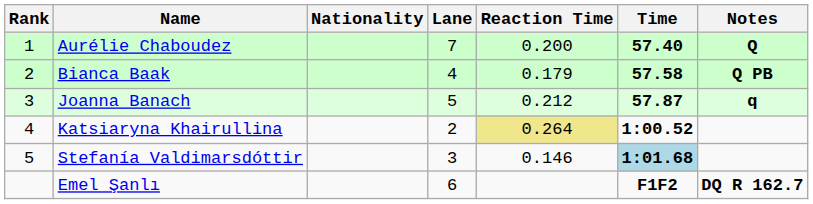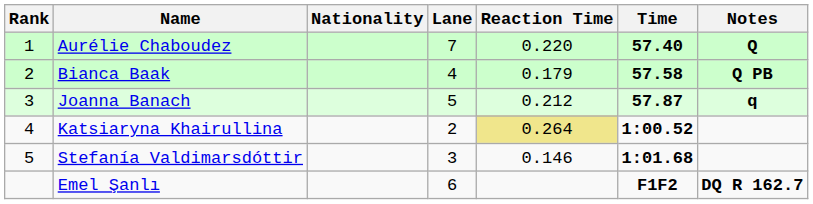(547, 46) 0.200 -> (547, 46) 0.220
(657, 157) lightblue background -> (657, 157) no background
